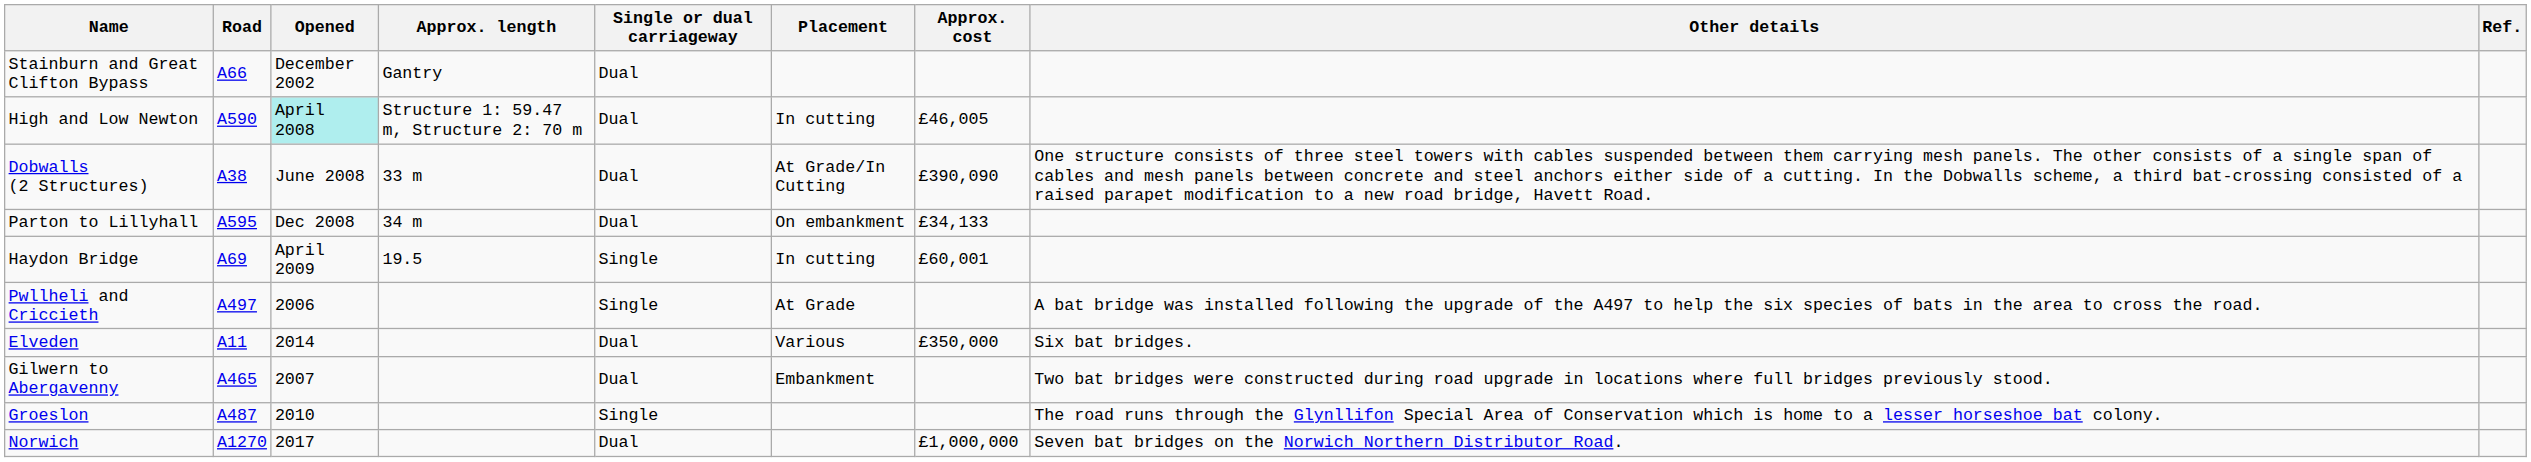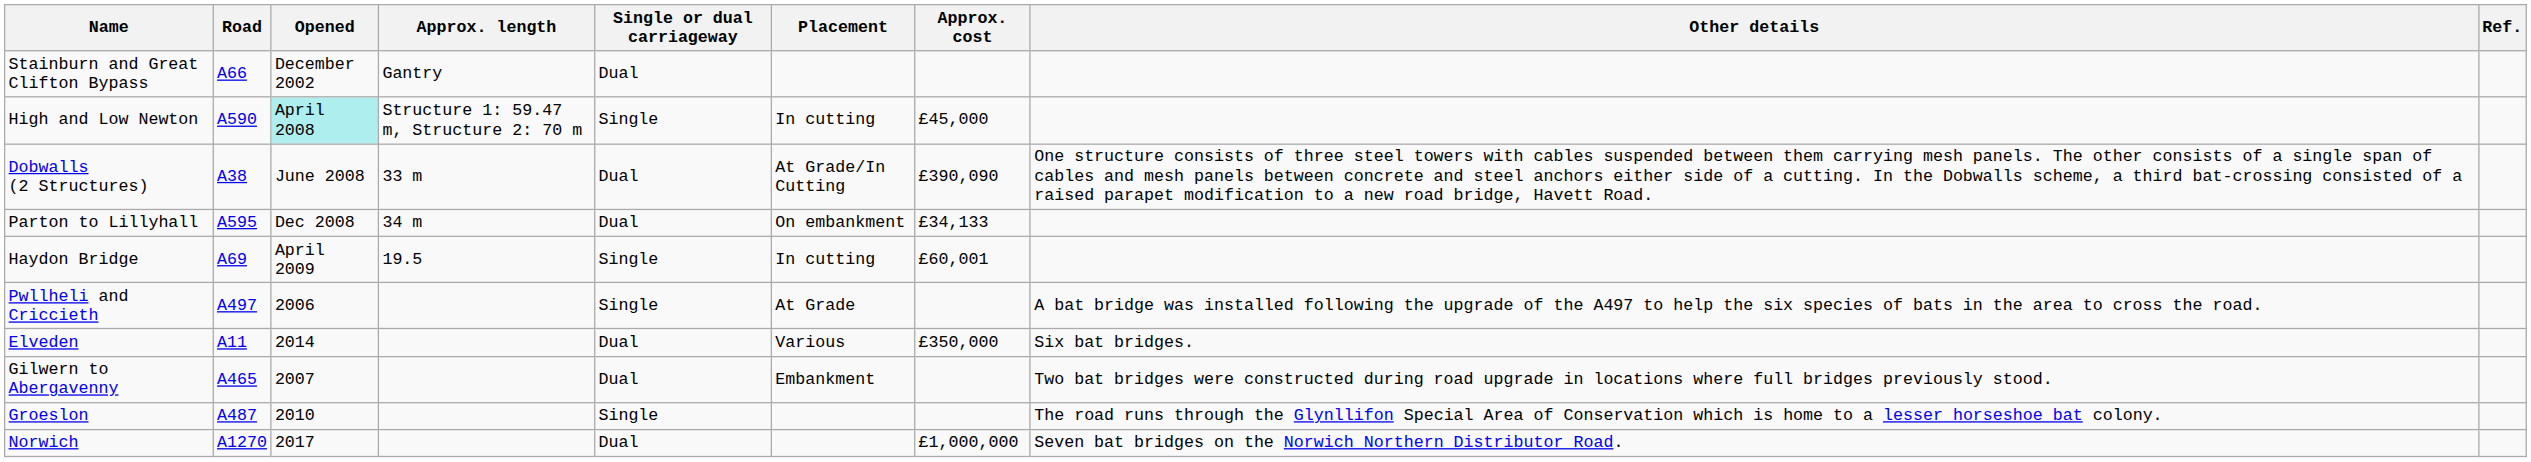(618, 120) Dual -> (628, 120) Single
(953, 120) £46,005 -> (953, 120) £45,000
